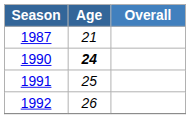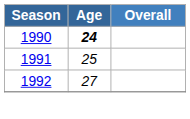- row: (36, 37)
(89, 103) 26 -> (89, 81) 27
